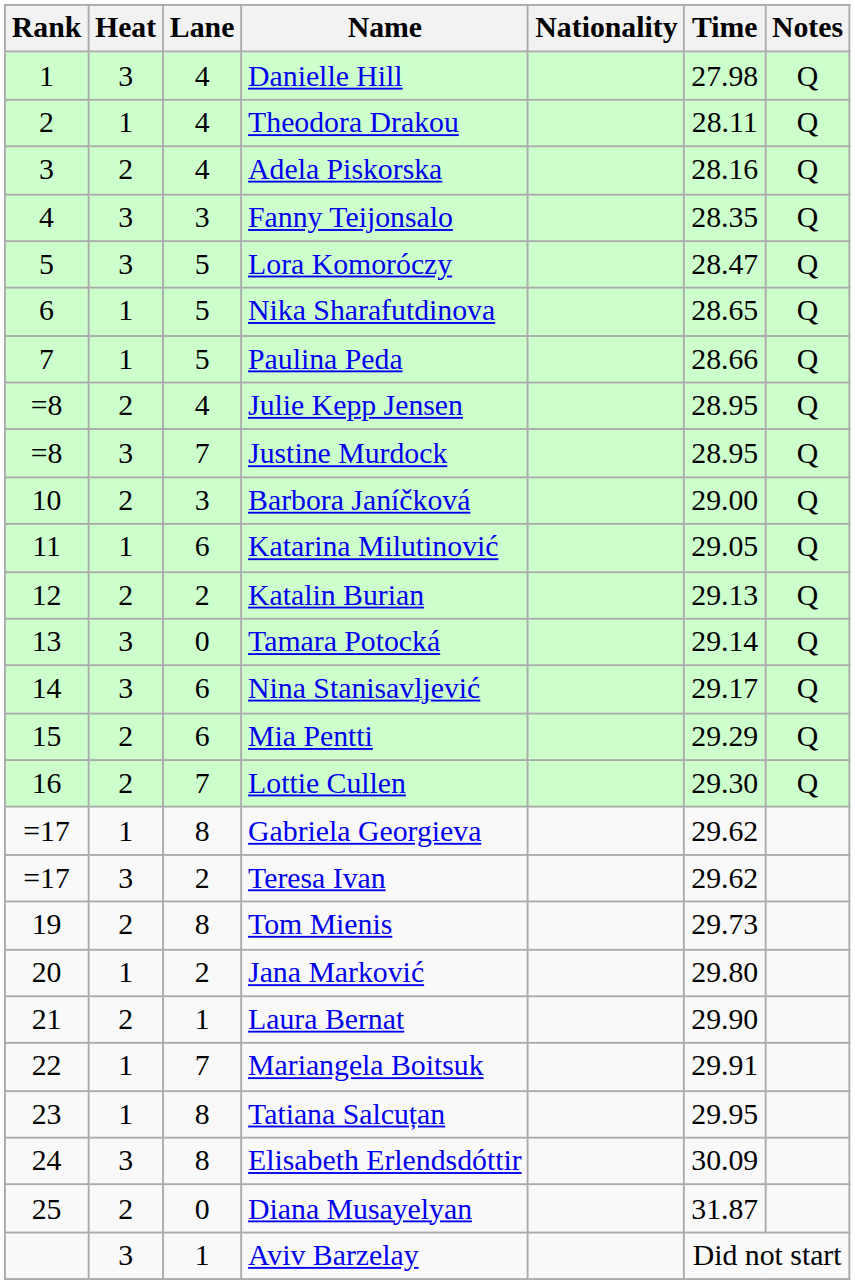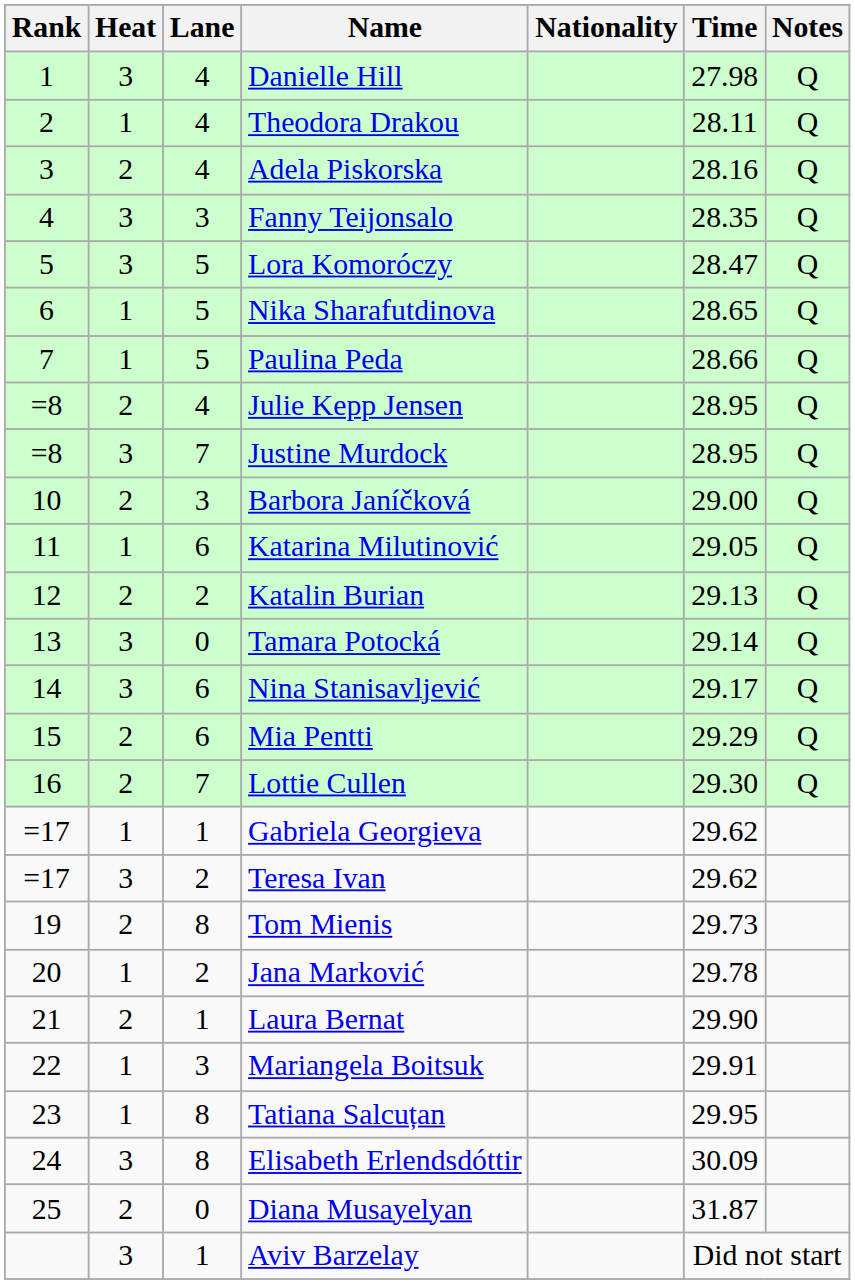(202, 830) 8 -> (202, 830) 1
(725, 972) 29.80 -> (725, 972) 29.78
(202, 1066) 7 -> (202, 1066) 3
